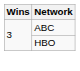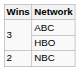+ row: (45, 58)
